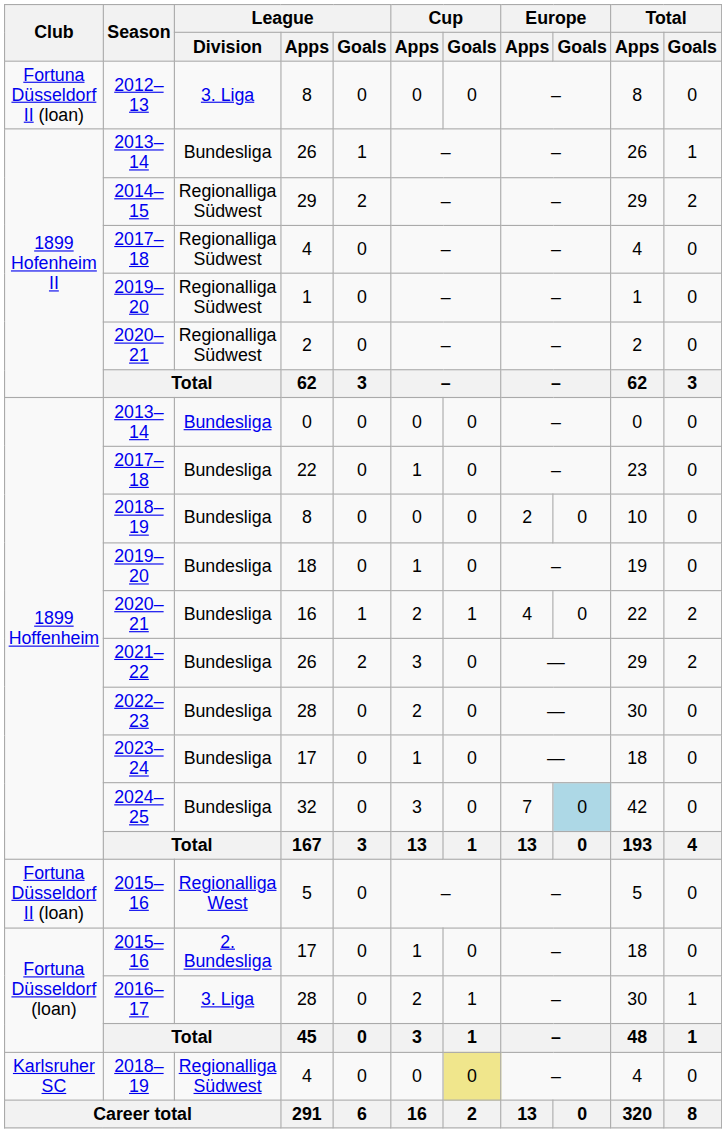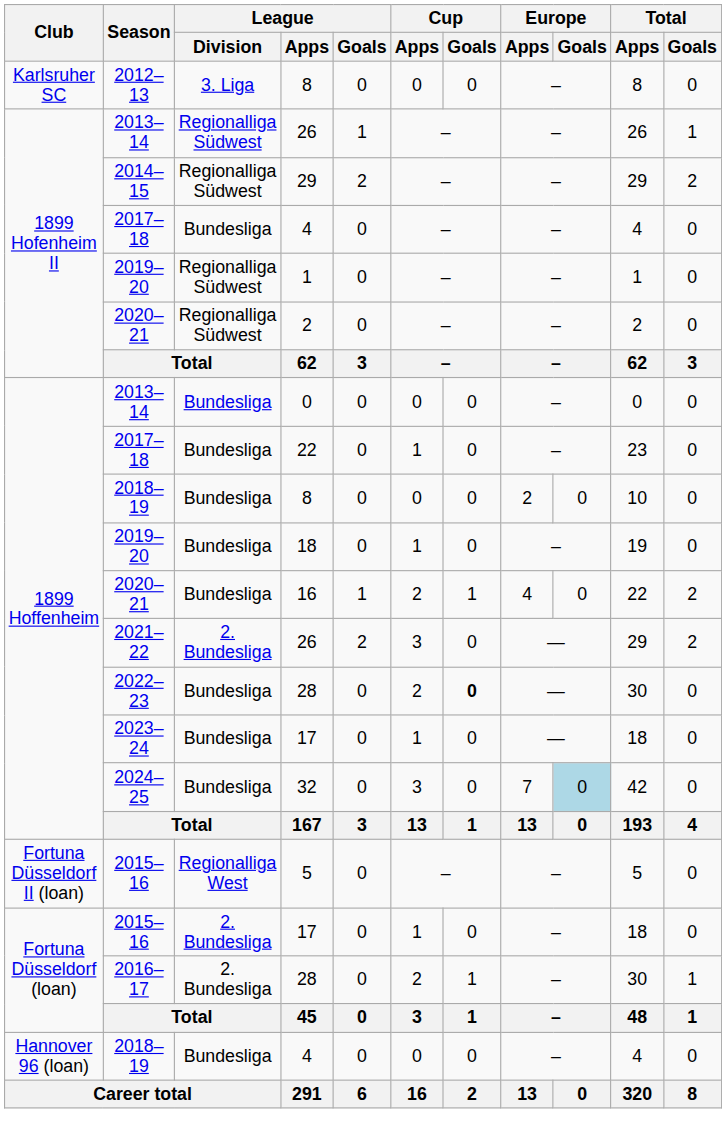(54, 94) Fortuna Düsseldorf II (loan) -> (54, 84) Karlsruher SC
(228, 153) Bundesliga -> (228, 133) Regionalliga Südwest
(228, 249) Regionalliga Südwest -> (228, 229) Bundesliga
(228, 662) Bundesliga -> (228, 642) 2. Bundesliga
(472, 710) normal -> (472, 690) bold
(228, 999) 3. Liga -> (228, 979) 2. Bundesliga
(54, 1075) Karlsruher SC -> (54, 1056) Hannover 96 (loan)
(228, 1075) Regionalliga Südwest -> (228, 1056) Bundesliga
(472, 1075) khaki background -> (472, 1056) no background
